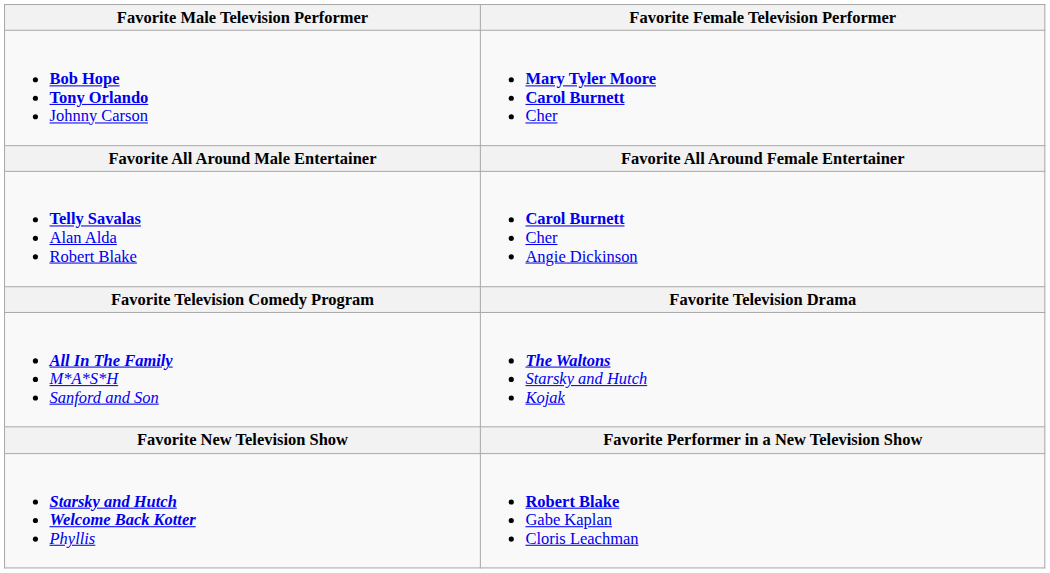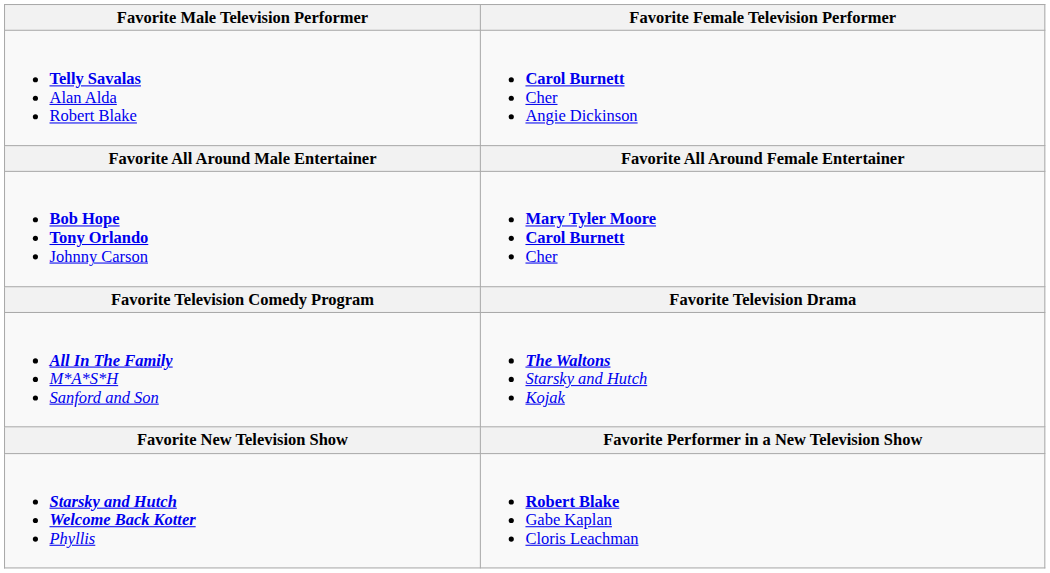rows swapped: (242, 238) <-> (242, 97)
